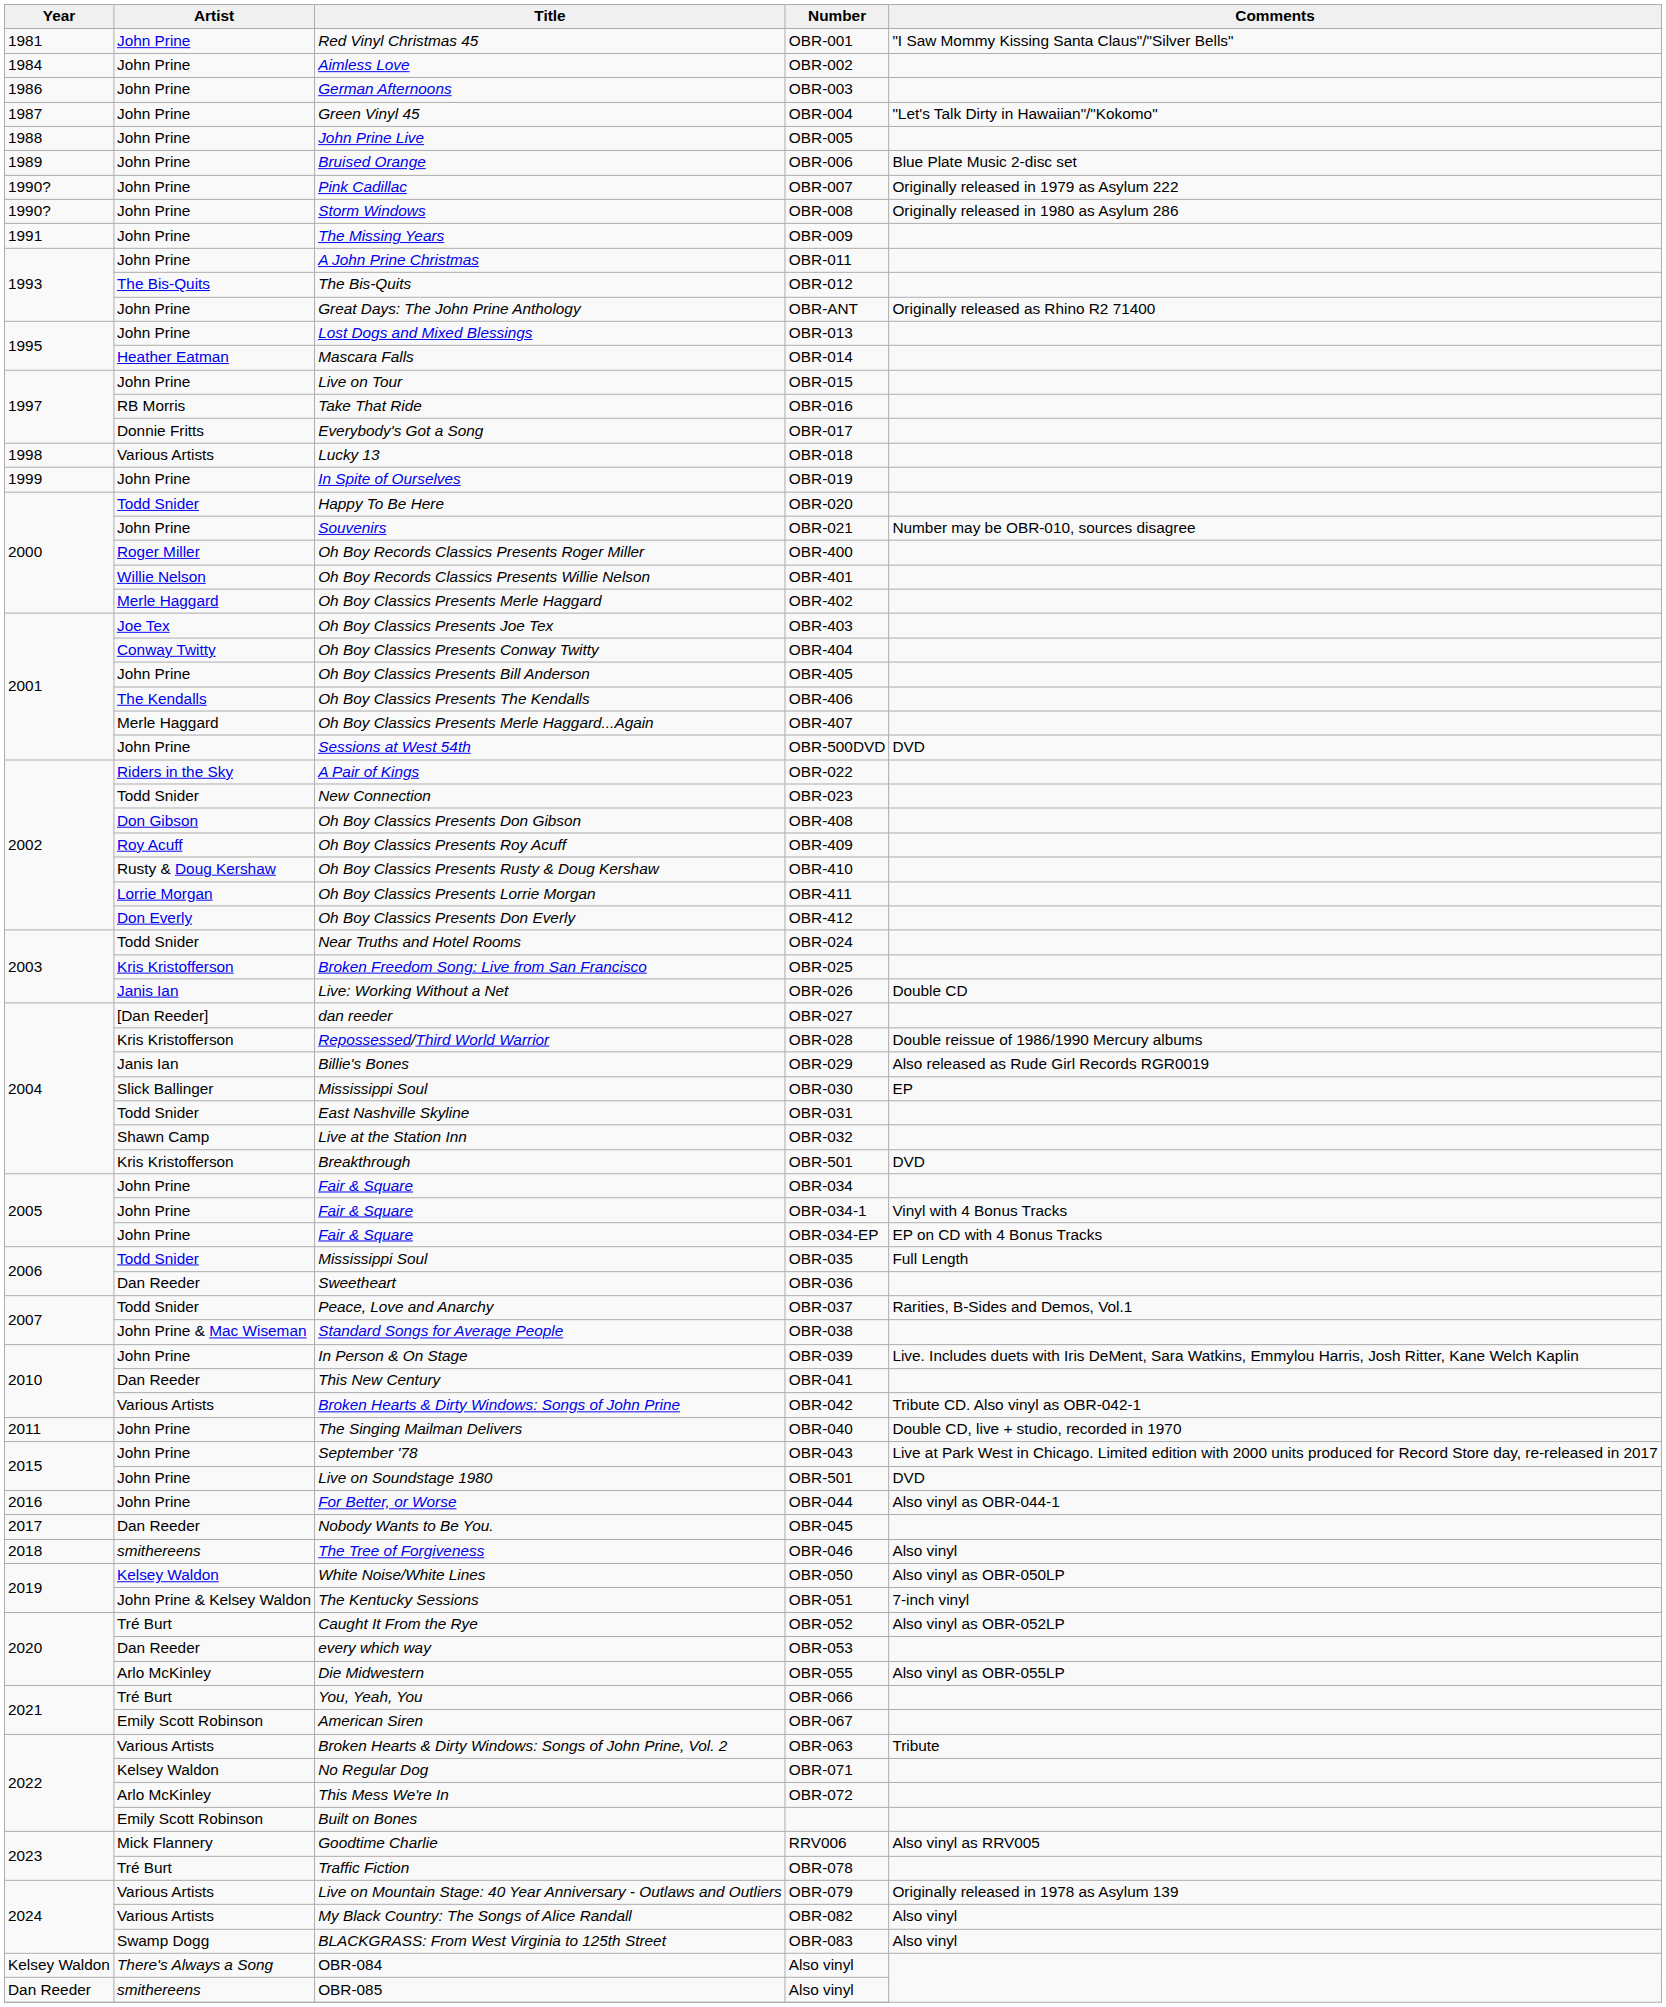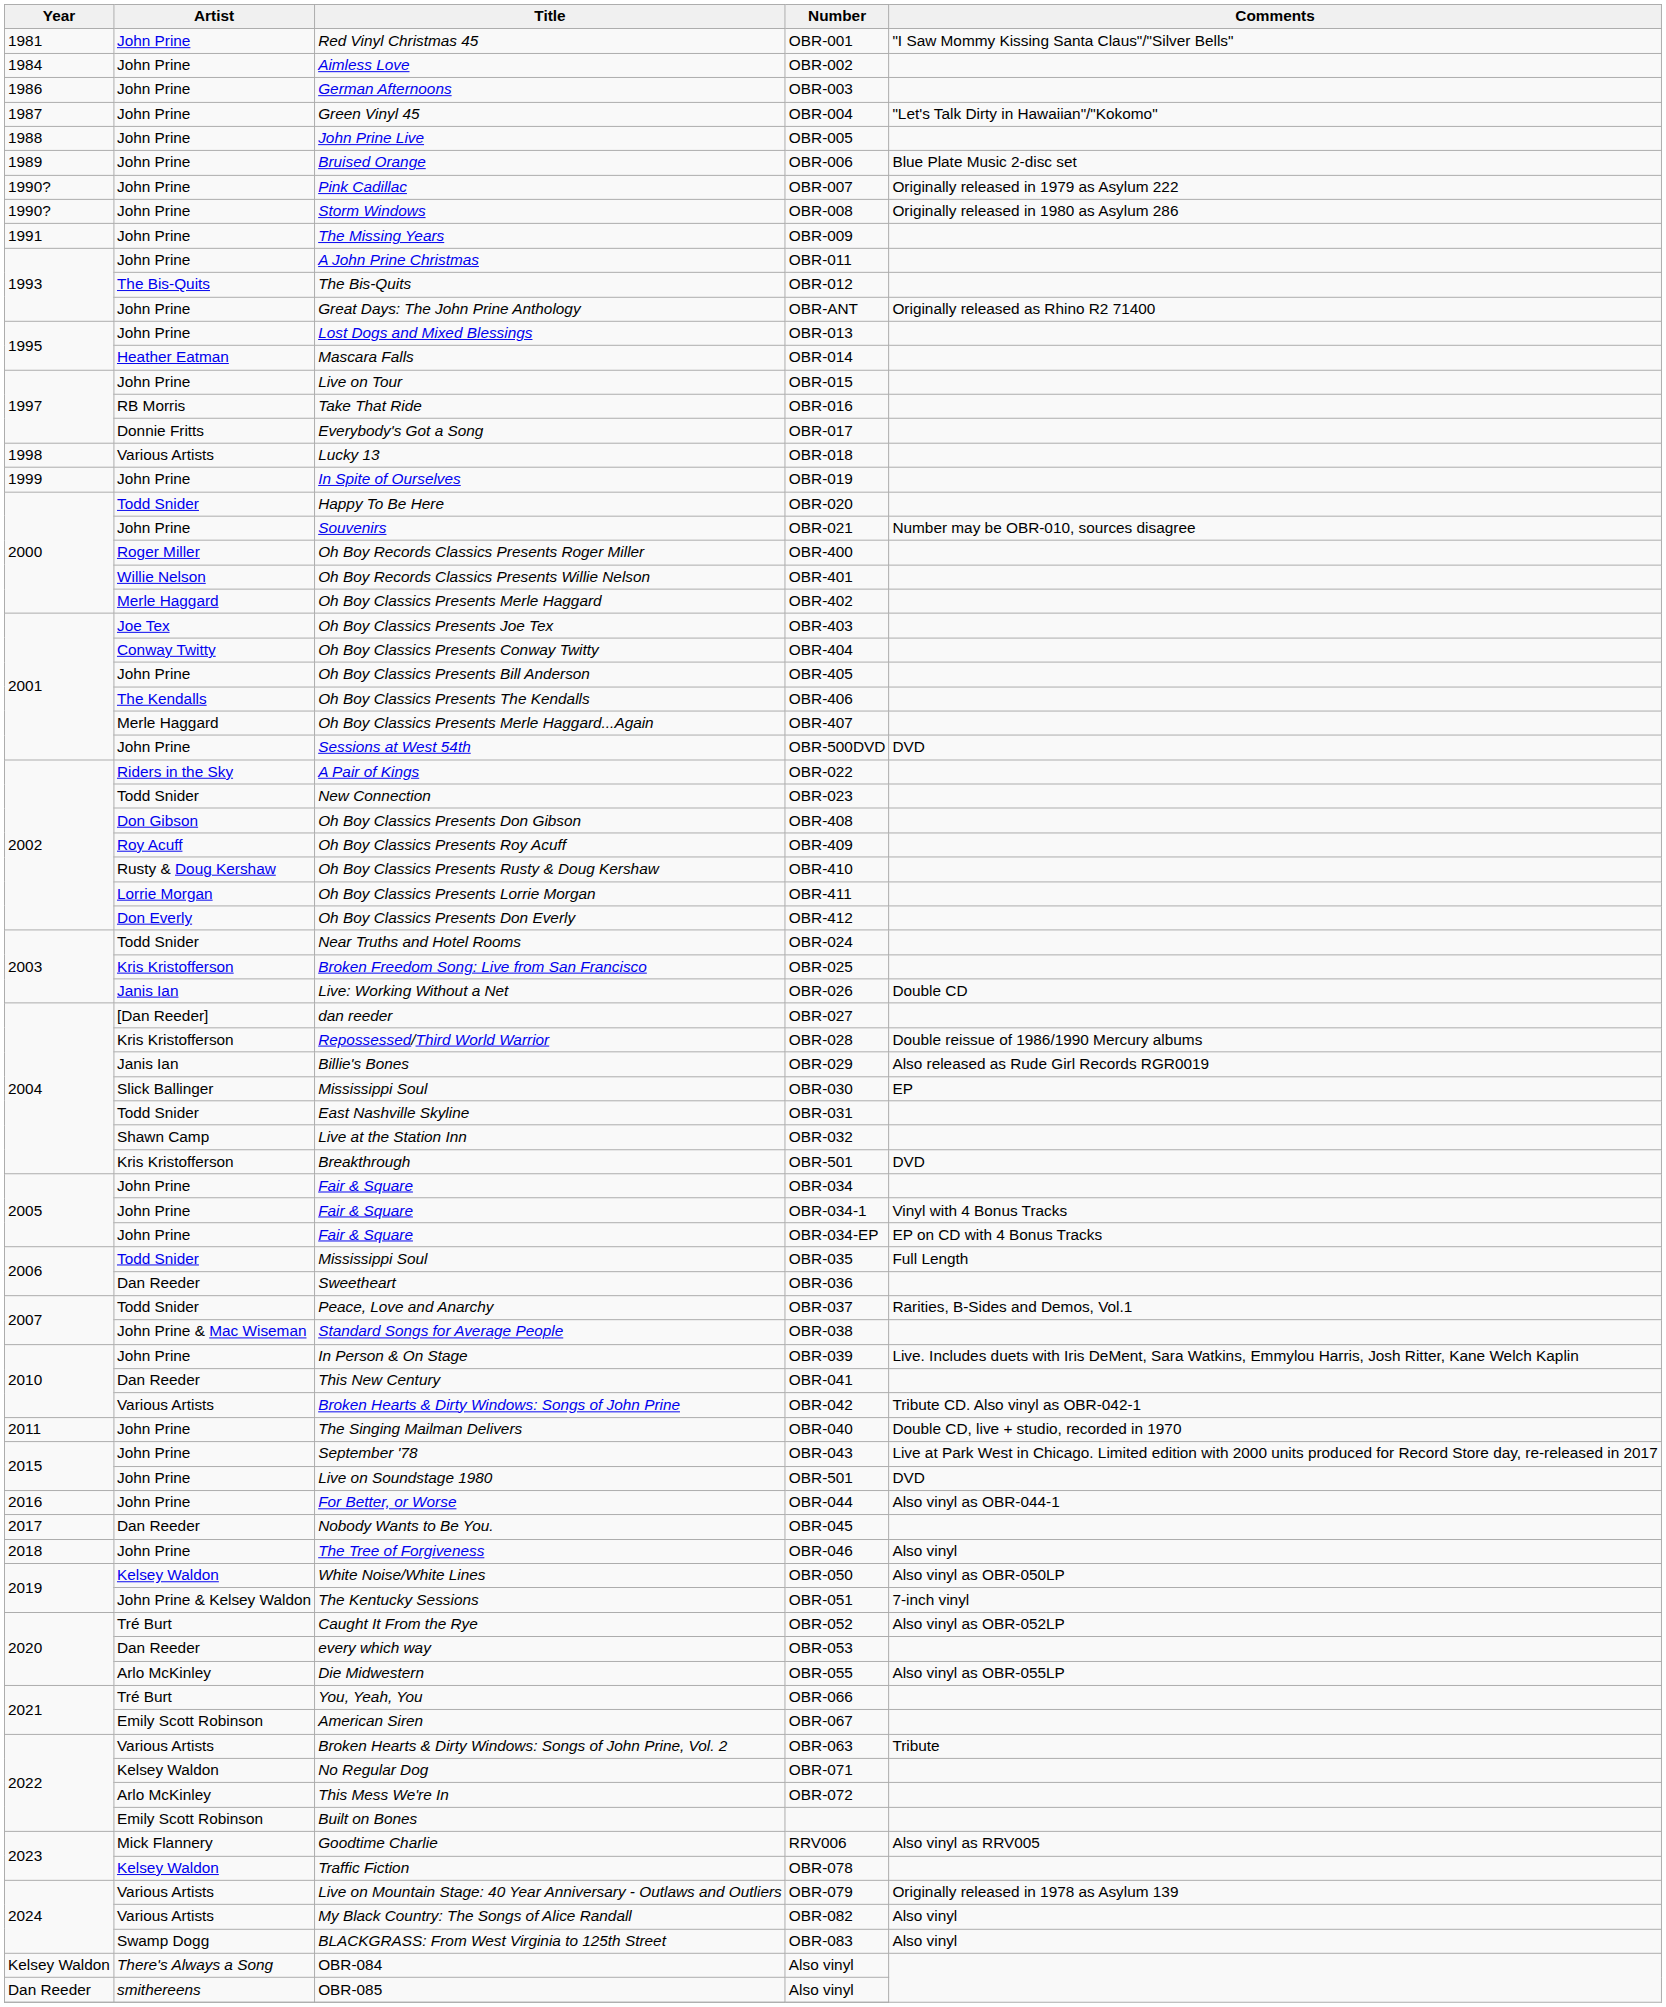(159, 1551) smithereens -> (154, 1551) John Prine
(144, 1868) Tré Burt -> (168, 1868) Kelsey Waldon
